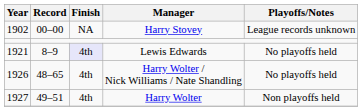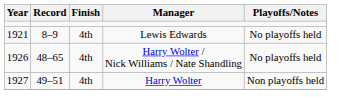- row: (18, 30)
(86, 51) lavender background -> (86, 34) no background
